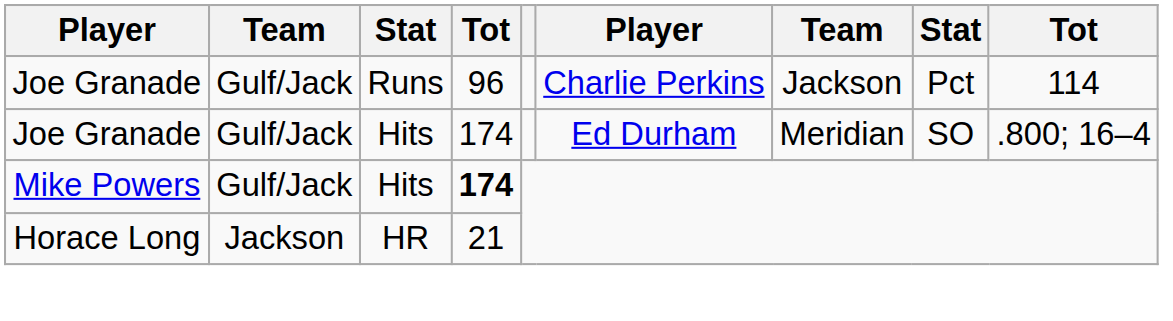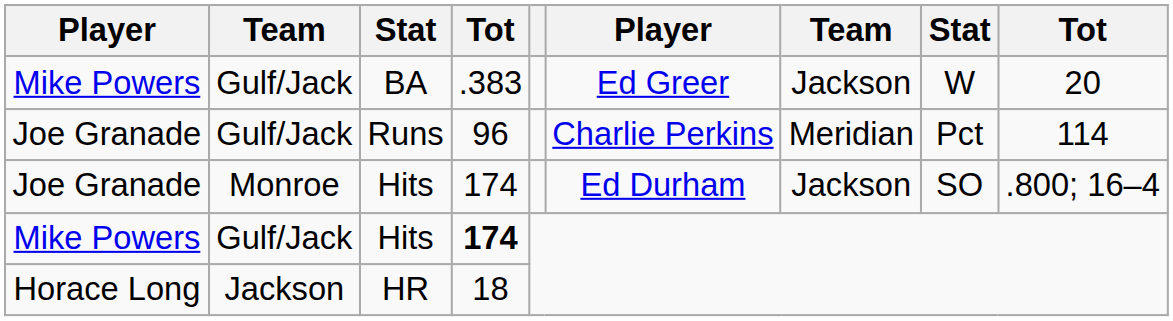+ row: (107, 82)
(842, 82) Jackson -> (851, 133) Meridian
(284, 133) Gulf/Jack -> (284, 185) Monroe
(842, 133) Meridian -> (851, 185) Jackson
(486, 237) 21 -> (490, 289) 18
